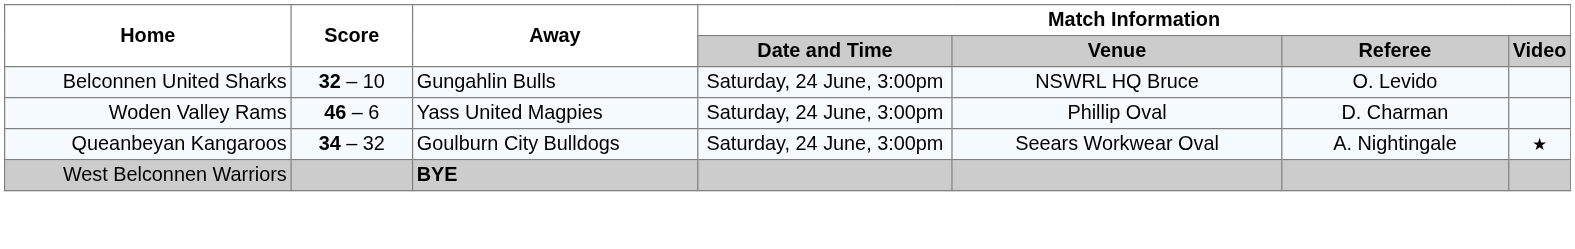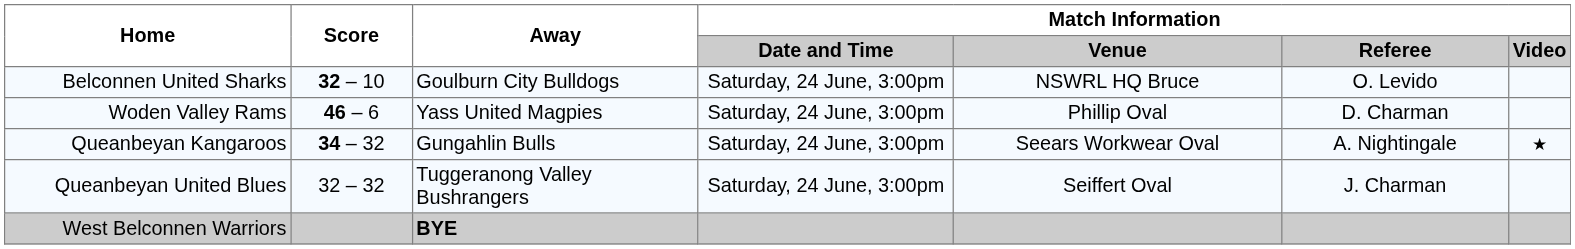(486, 82) Gungahlin Bulls -> (518, 82) Goulburn City Bulldogs
(518, 144) Goulburn City Bulldogs -> (486, 144) Gungahlin Bulls
+ row: (171, 186)
